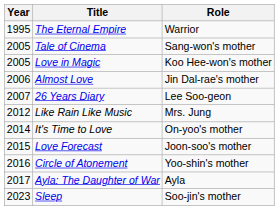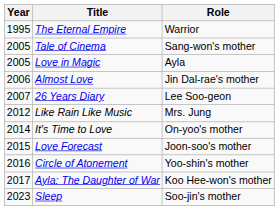(218, 63) Koo Hee-won's mother -> (175, 63) Ayla
(175, 180) Ayla -> (218, 180) Koo Hee-won's mother
